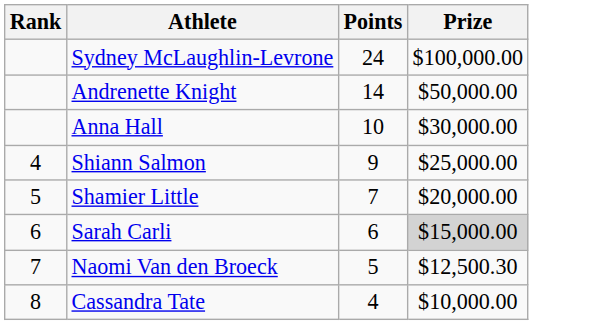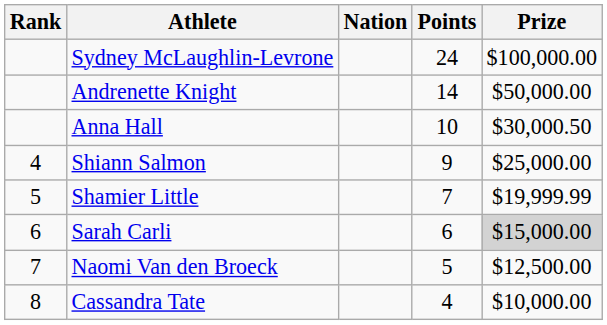+ column: (375, 22)
(468, 127) $30,000.00 -> (542, 127) $30,000.50
(468, 197) $20,000.00 -> (542, 197) $19,999.99
(468, 267) $12,500.30 -> (542, 267) $12,500.00
